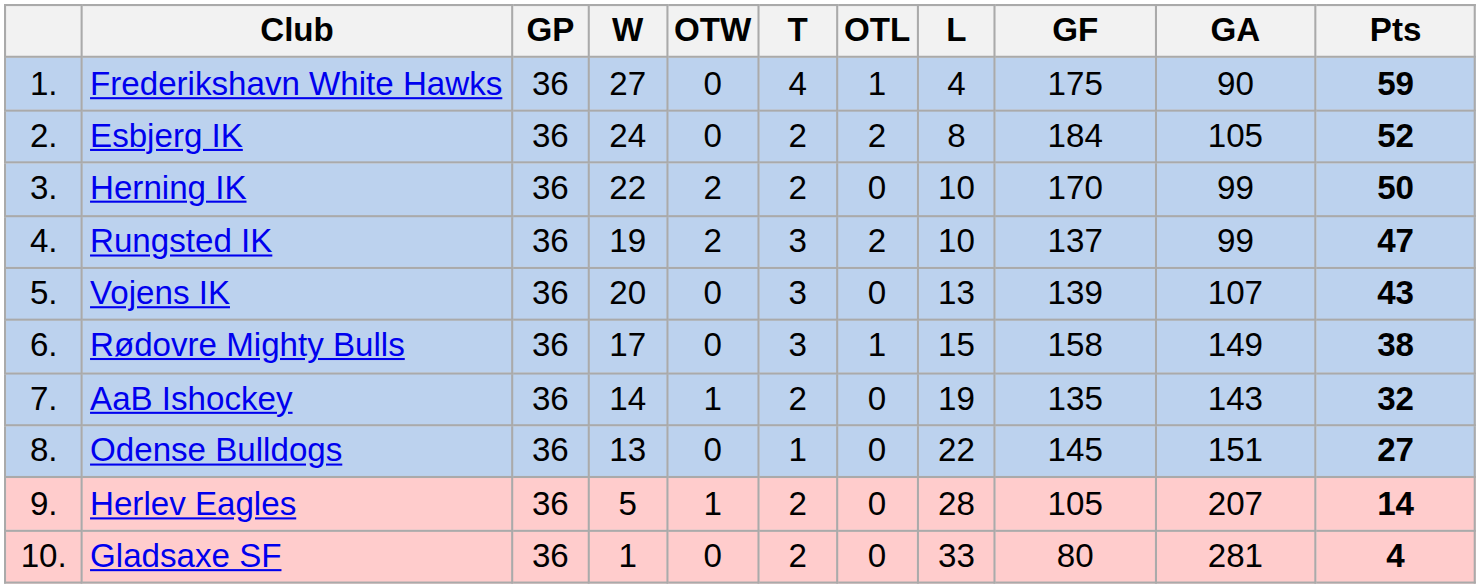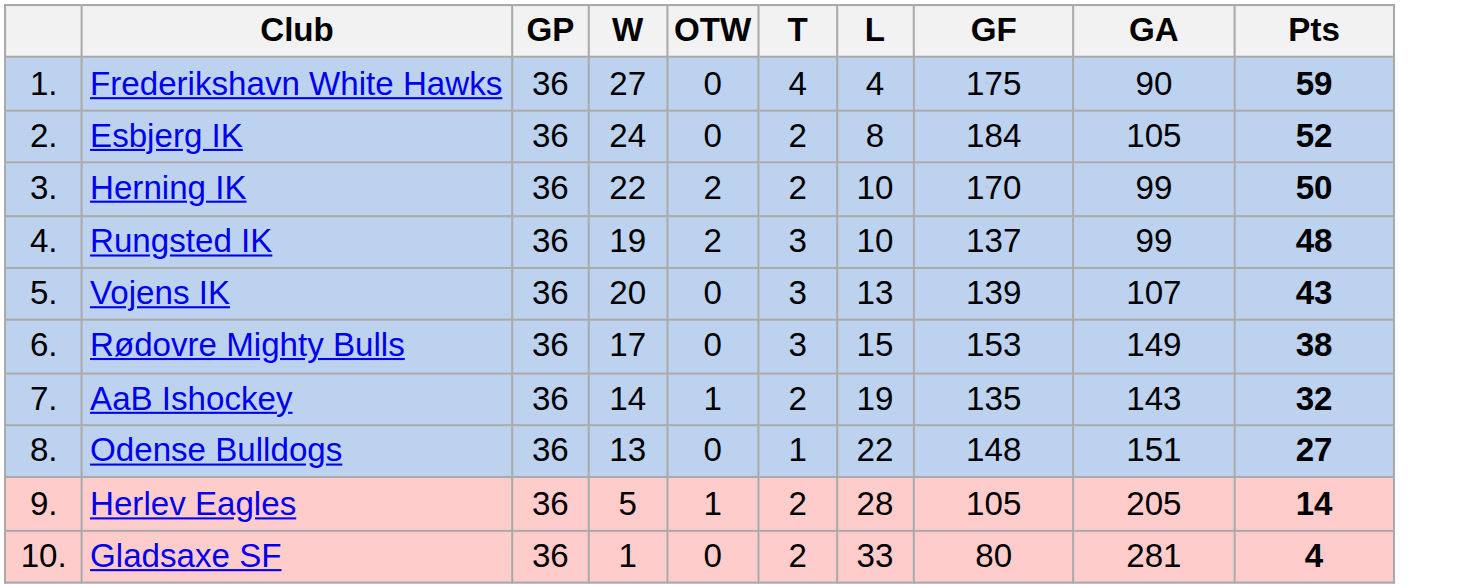- column: (877, 30)
(1396, 240) 47 -> (1314, 240) 48
(1075, 345) 158 -> (994, 345) 153
(1075, 450) 145 -> (994, 450) 148
(1235, 503) 207 -> (1154, 503) 205
